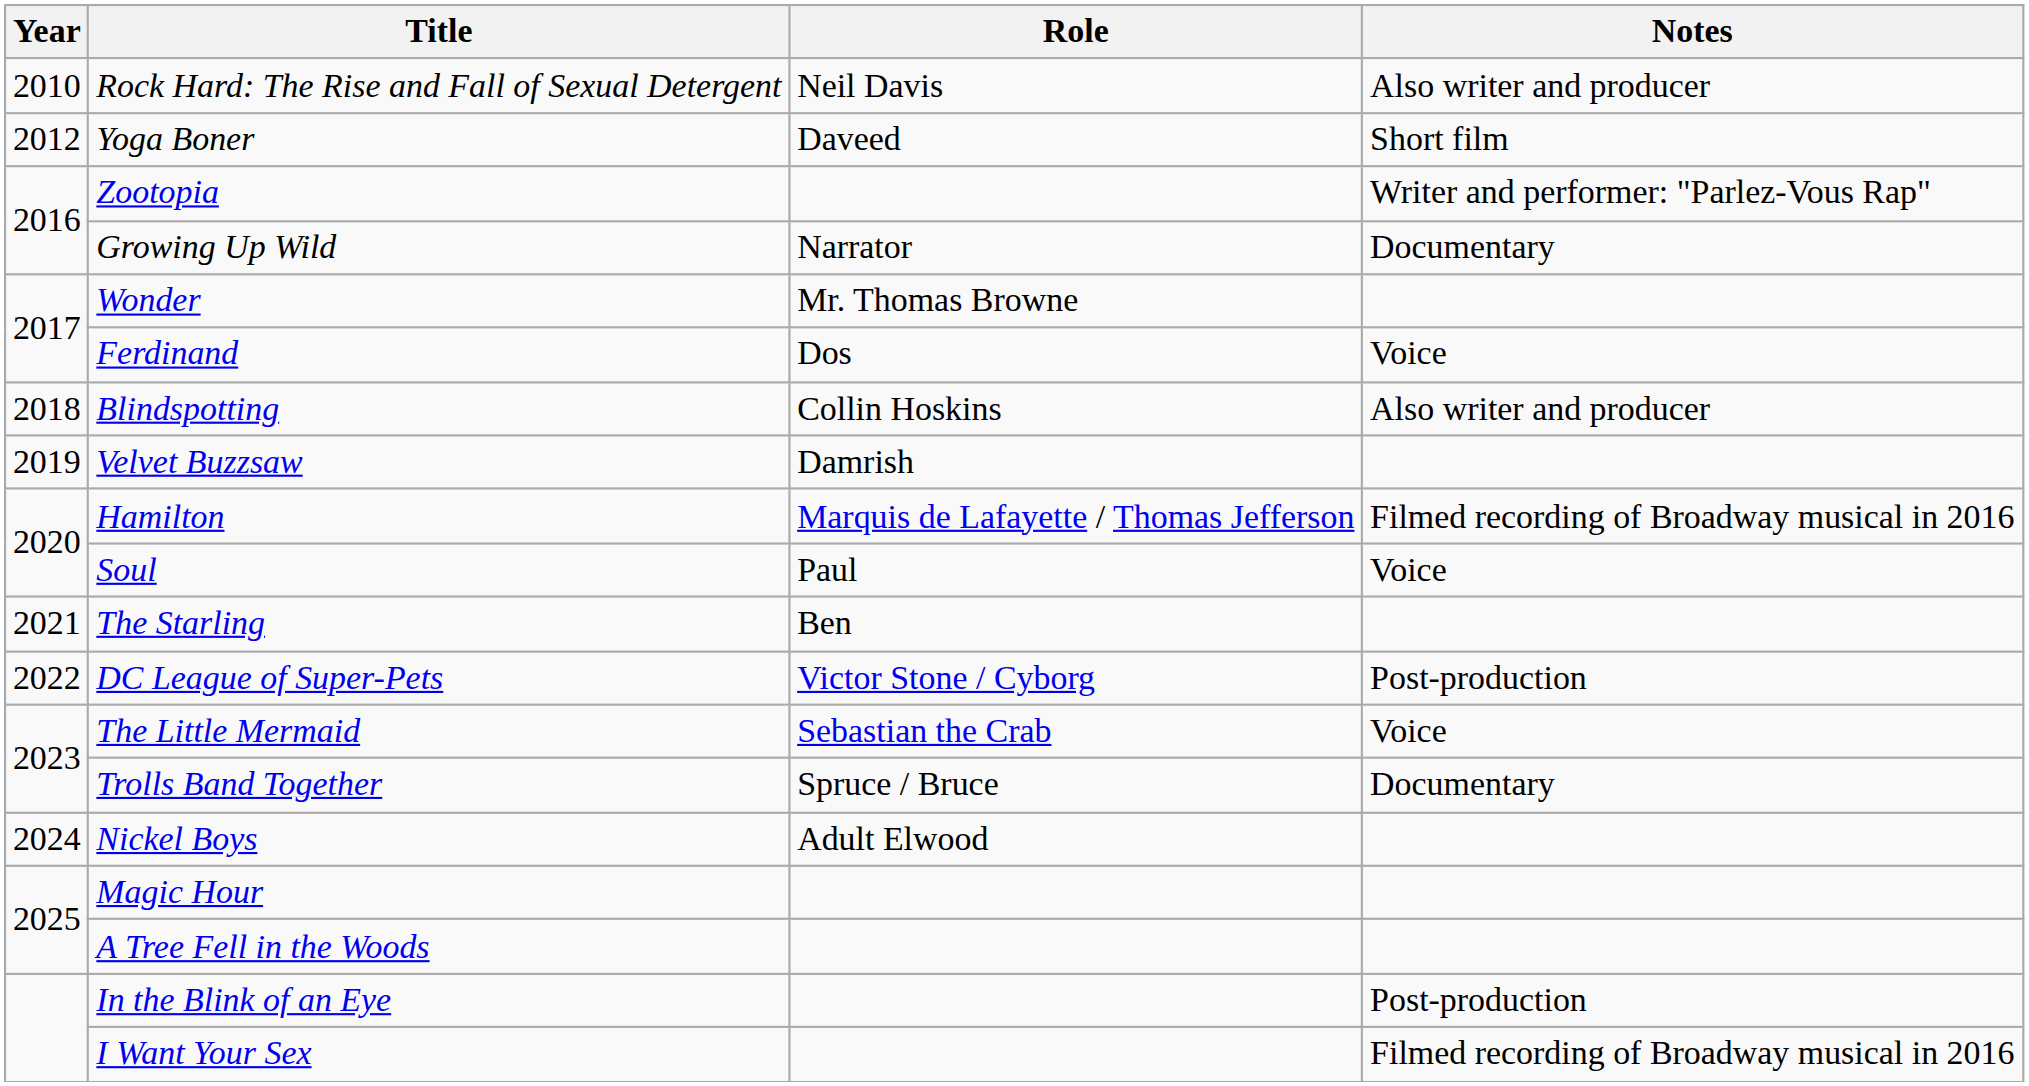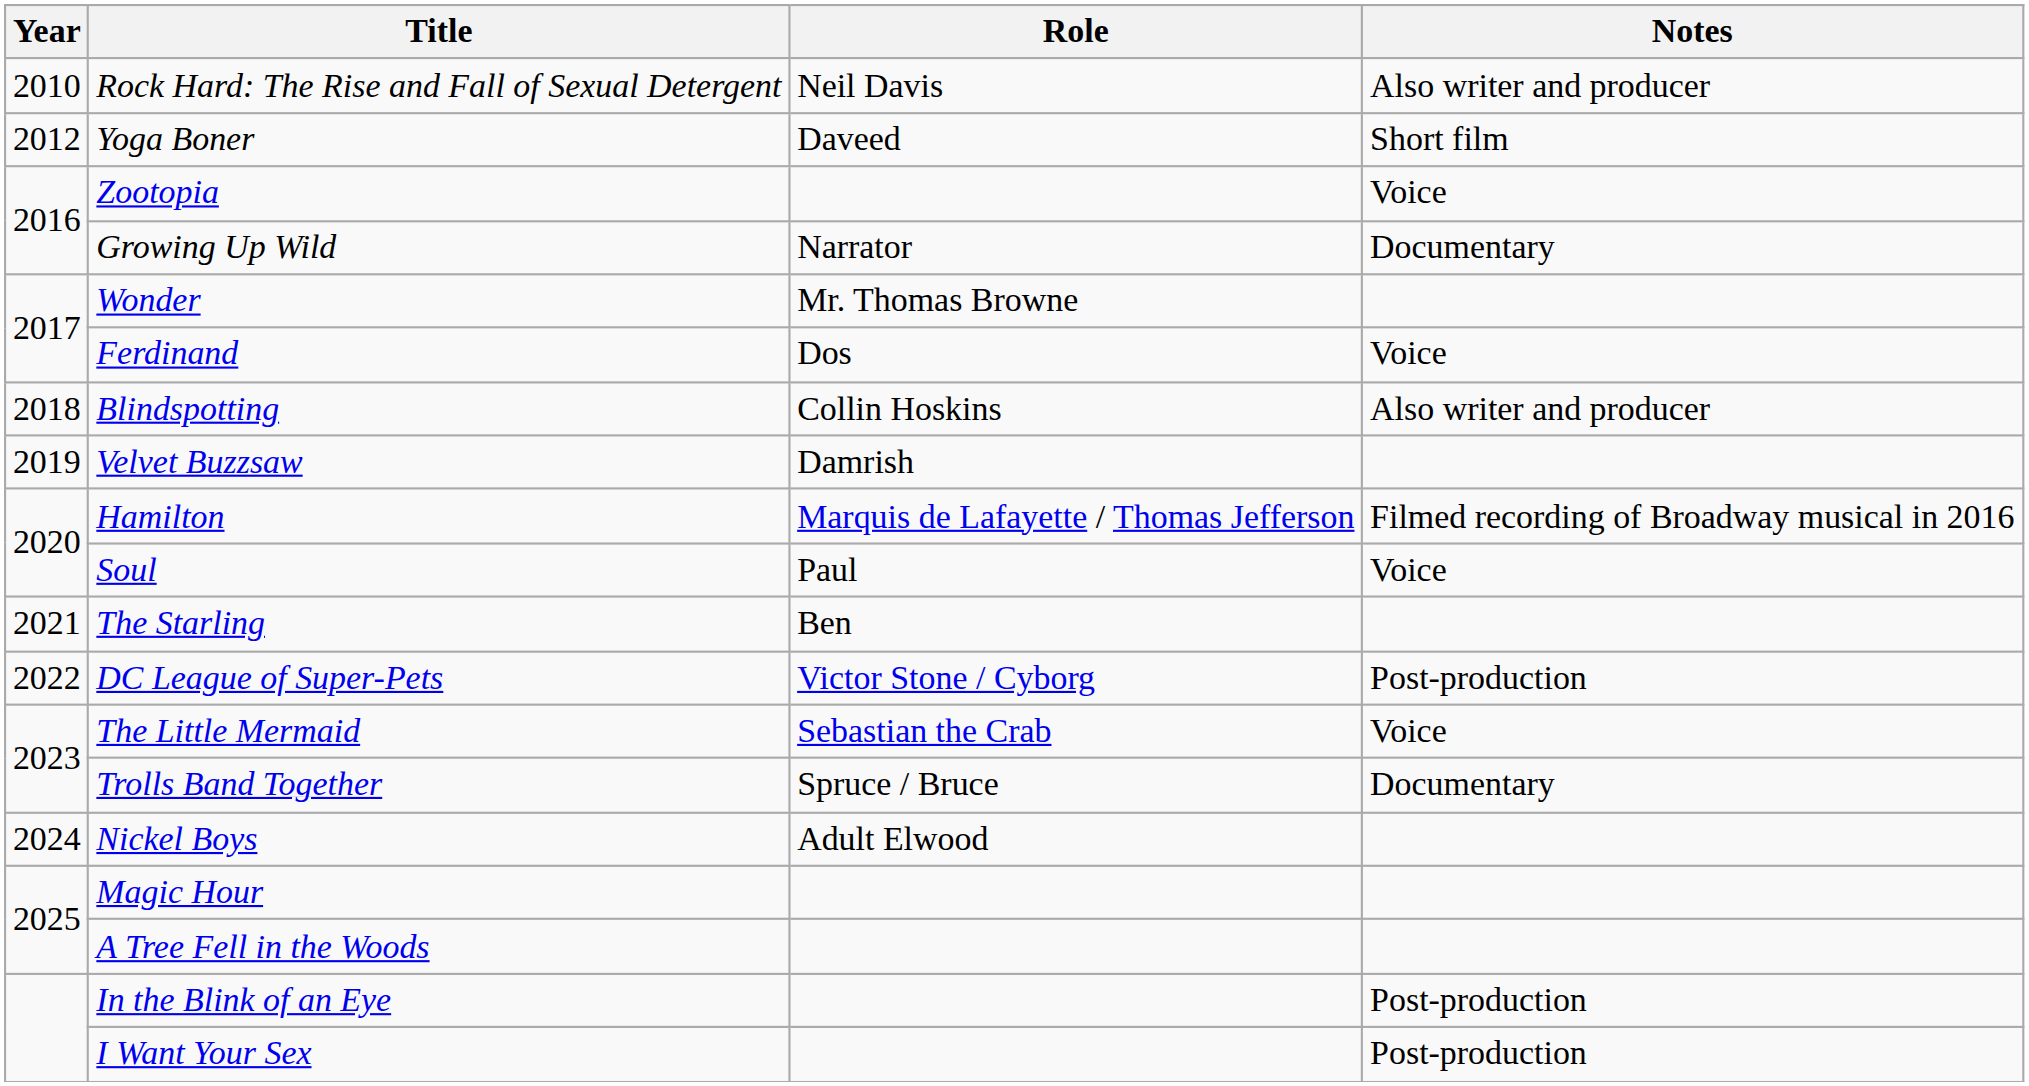(1650, 192) Writer and performer: "Parlez-Vous Rap" -> (1408, 192) Voice
(1692, 1053) Filmed recording of Broadway musical in 2016 -> (1478, 1053) Post-production
